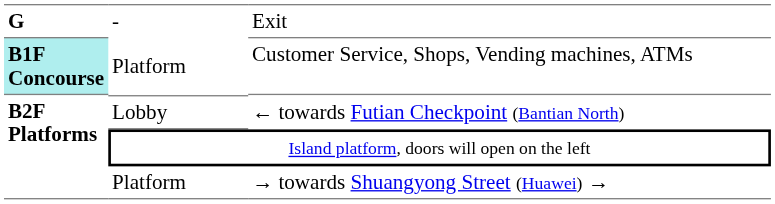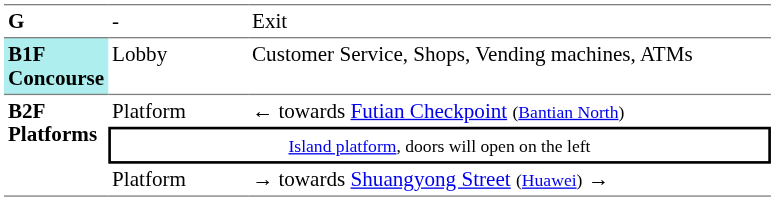(149, 65) Platform -> (140, 54) Lobby
(140, 112) Lobby -> (149, 110) Platform
